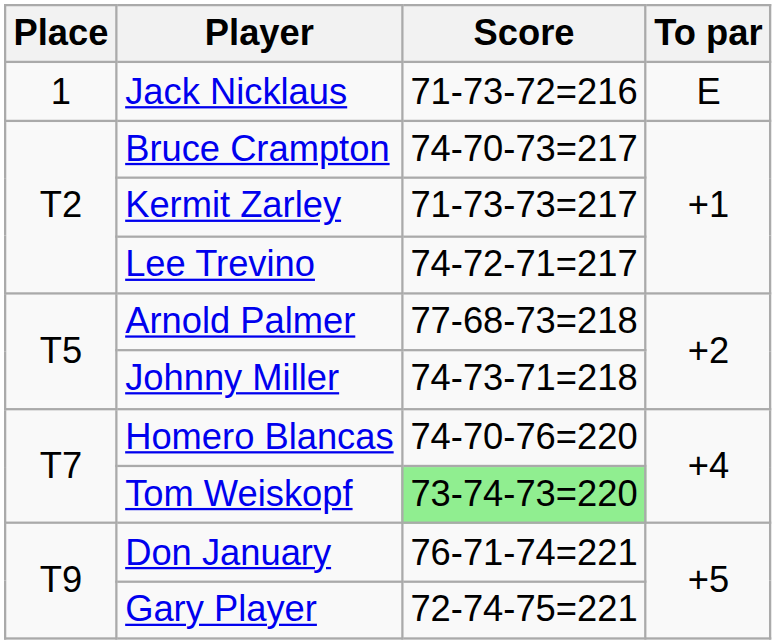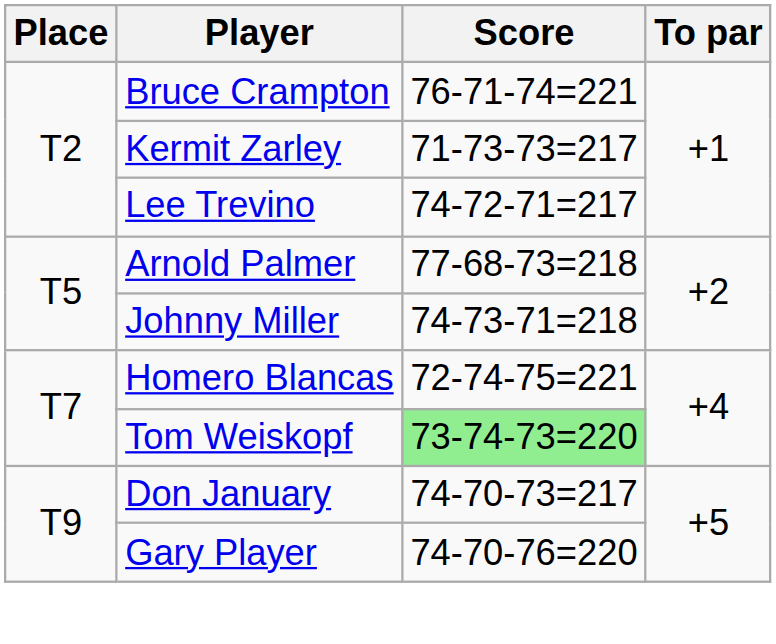- row: (236, 90)
(524, 148) 74-70-73=217 -> (524, 90) 76-71-74=221
(524, 436) 74-70-76=220 -> (524, 378) 72-74-75=221
(524, 551) 76-71-74=221 -> (524, 494) 74-70-73=217
(524, 609) 72-74-75=221 -> (524, 551) 74-70-76=220
